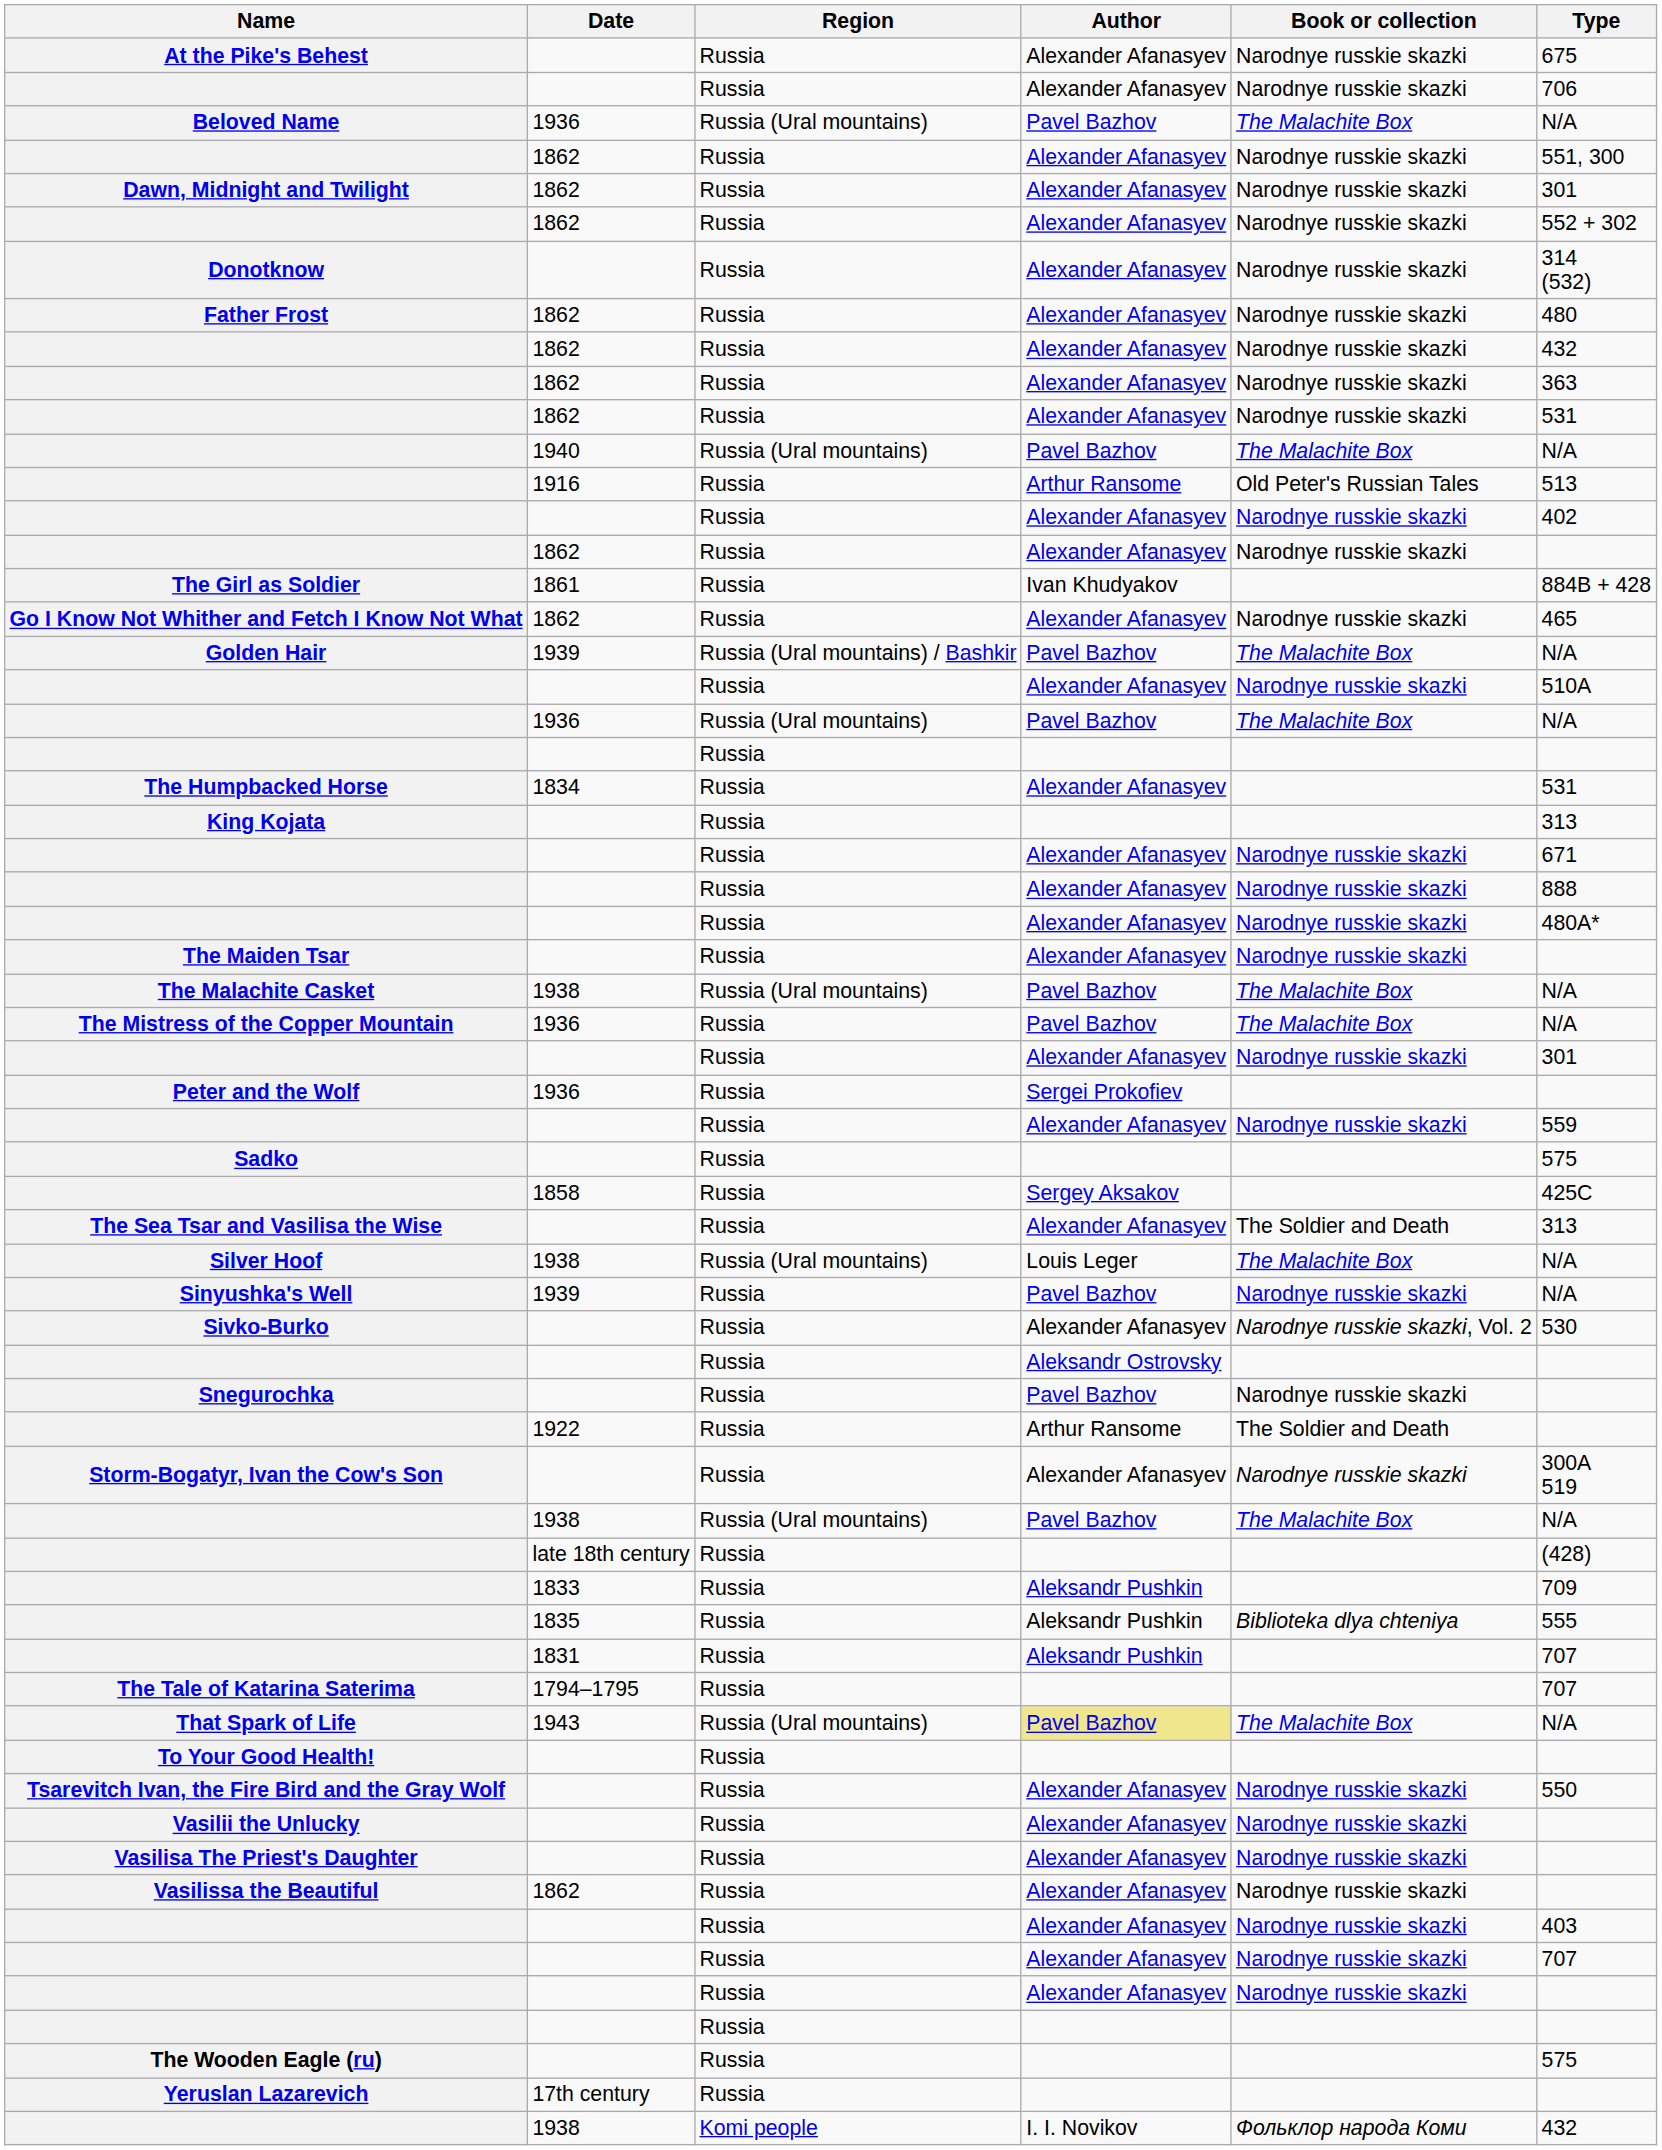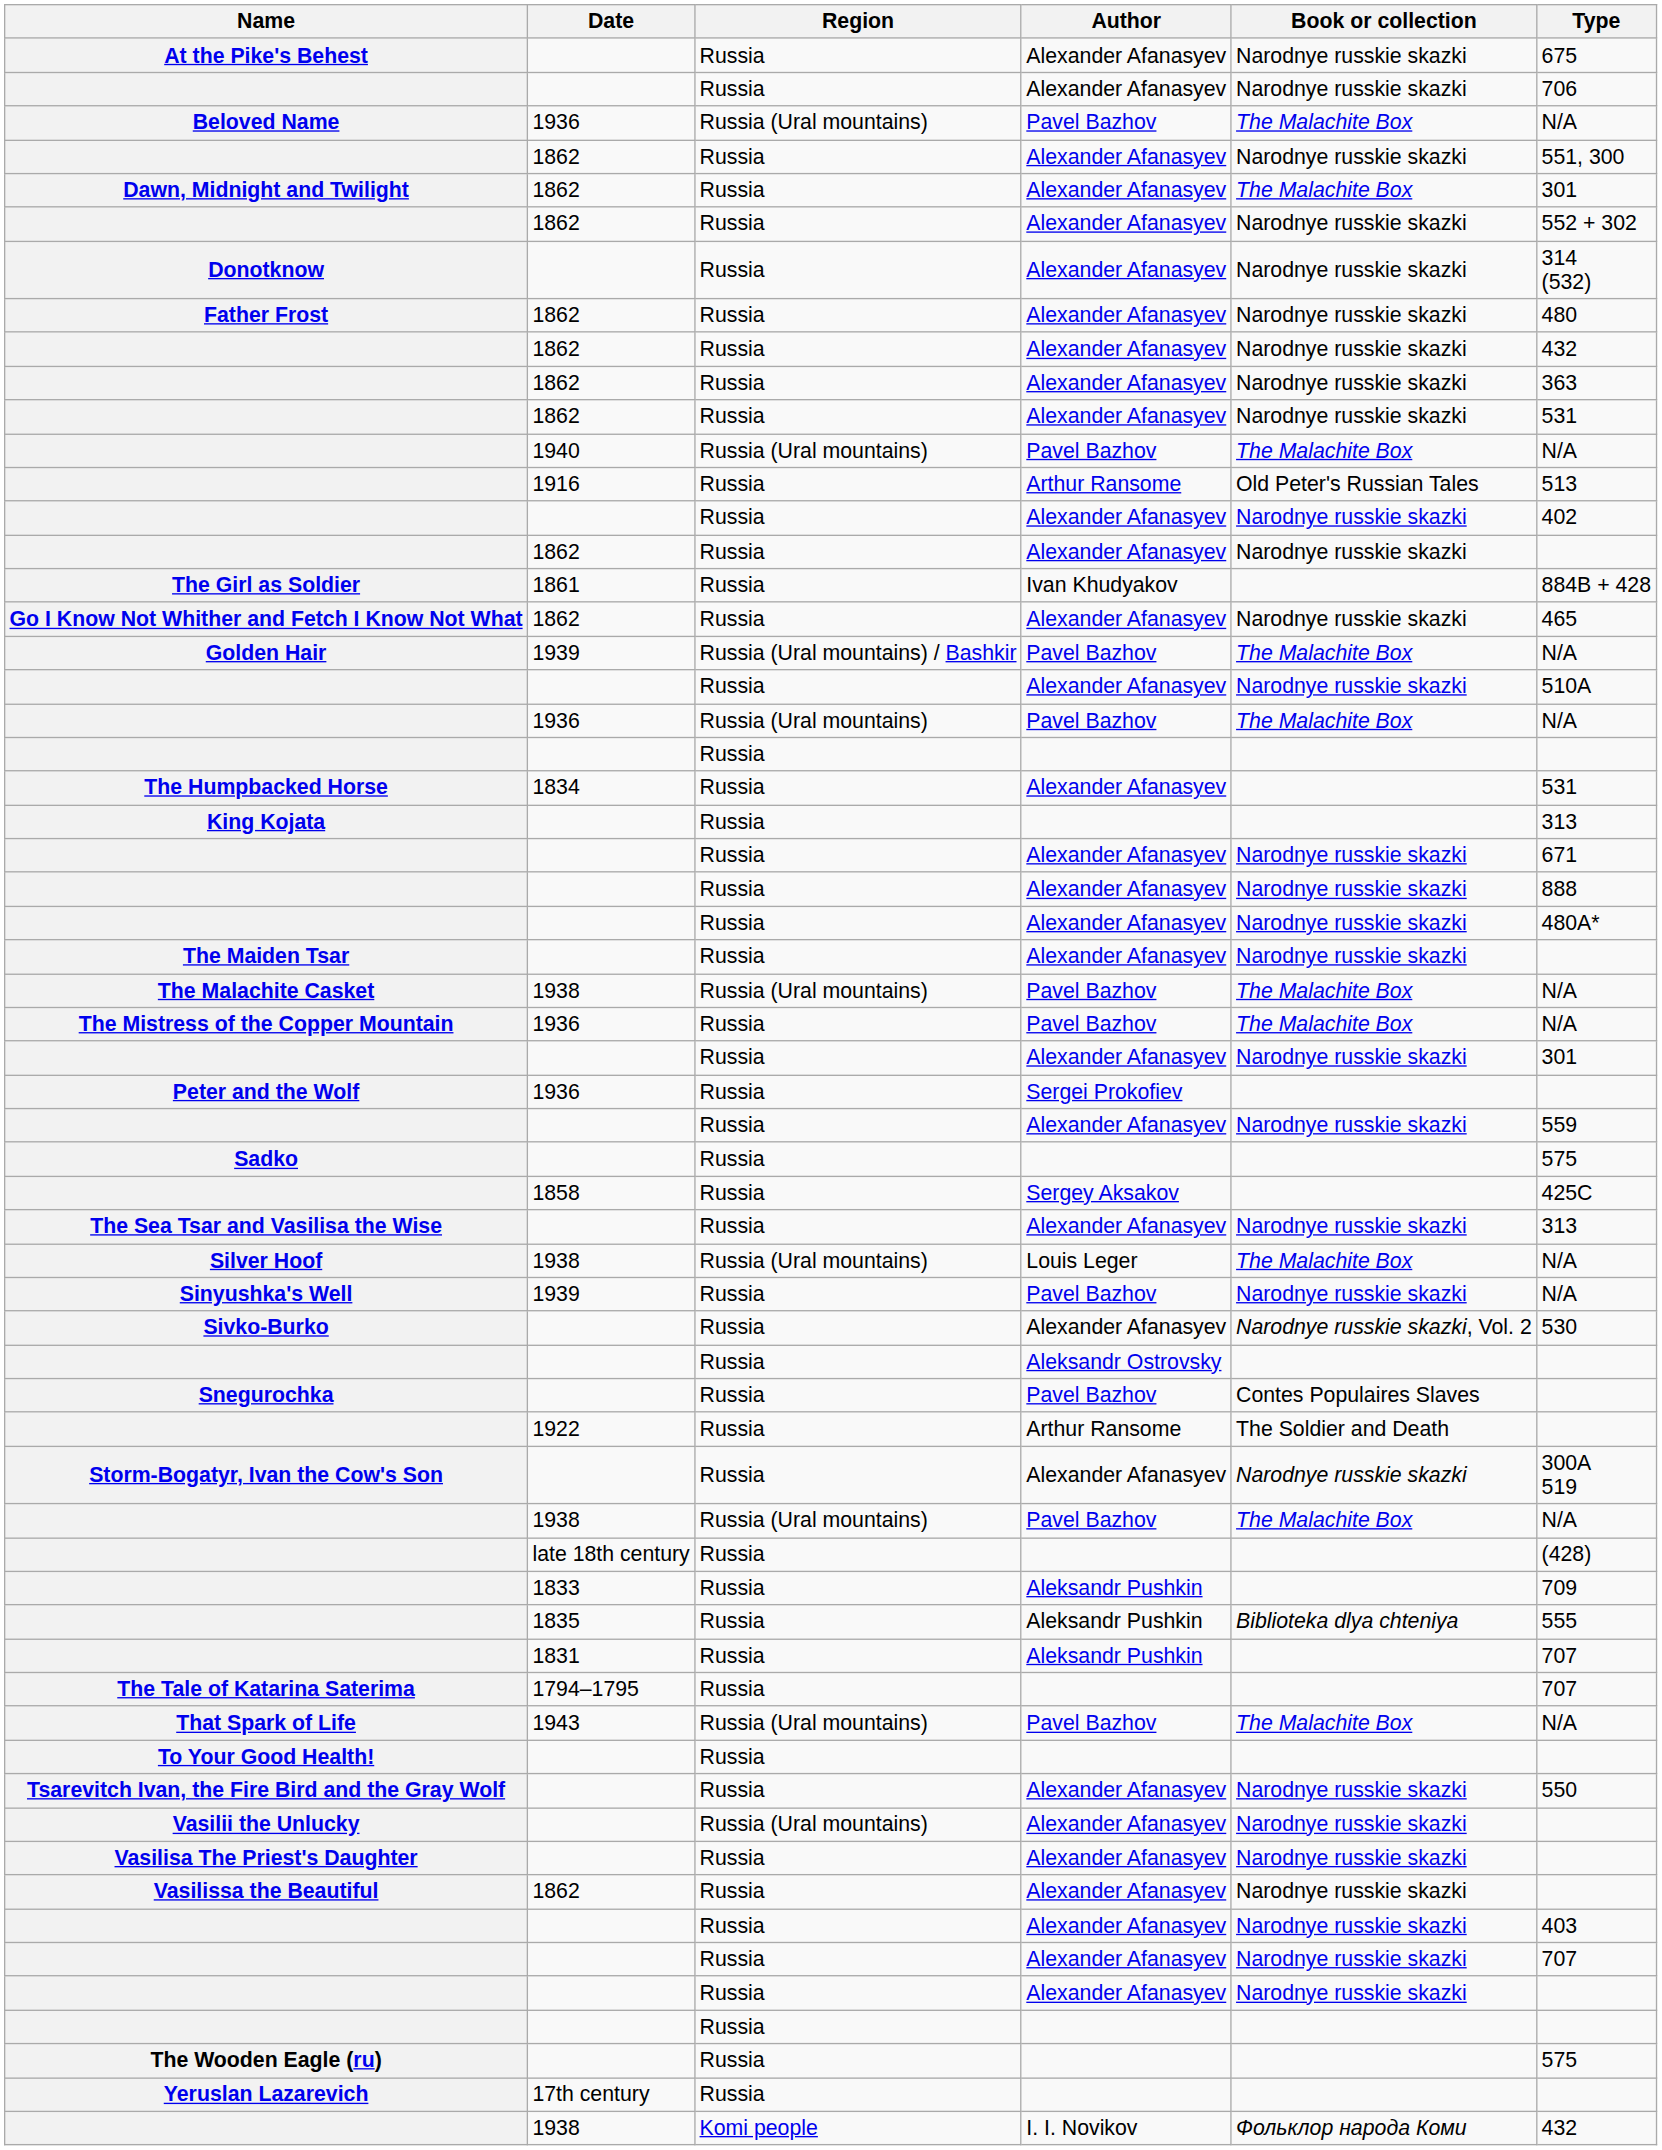(1351, 190) Narodnye russkie skazki -> (1324, 190) The Malachite Box
(1343, 1226) The Soldier and Death -> (1351, 1226) Narodnye russkie skazki
(1351, 1395) Narodnye russkie skazki -> (1358, 1395) Contes Populaires Slaves
(1091, 1722) khaki background -> (1091, 1722) no background
(732, 1824) Russia -> (814, 1824) Russia (Ural mountains)
